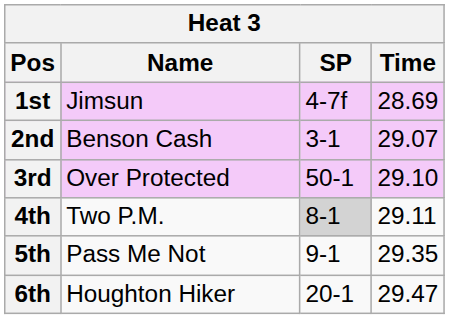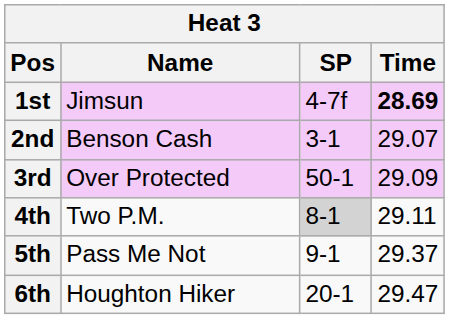(408, 100) normal -> (408, 100) bold
(408, 178) 29.10 -> (408, 178) 29.09
(408, 255) 29.35 -> (408, 255) 29.37
